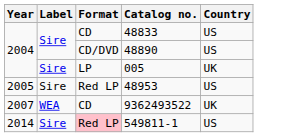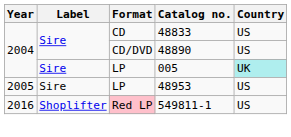(210, 68) no background -> (244, 68) paleturquoise background
(99, 86) Red LP -> (119, 86) LP
- row: (158, 105)
(21, 123) 2014 -> (21, 105) 2016
(53, 123) Sire -> (73, 105) Shoplifter
